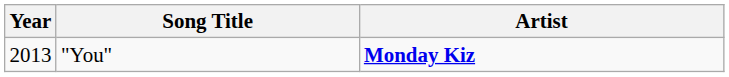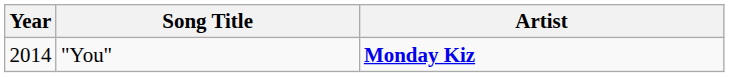(30, 54) 2013 -> (30, 54) 2014
